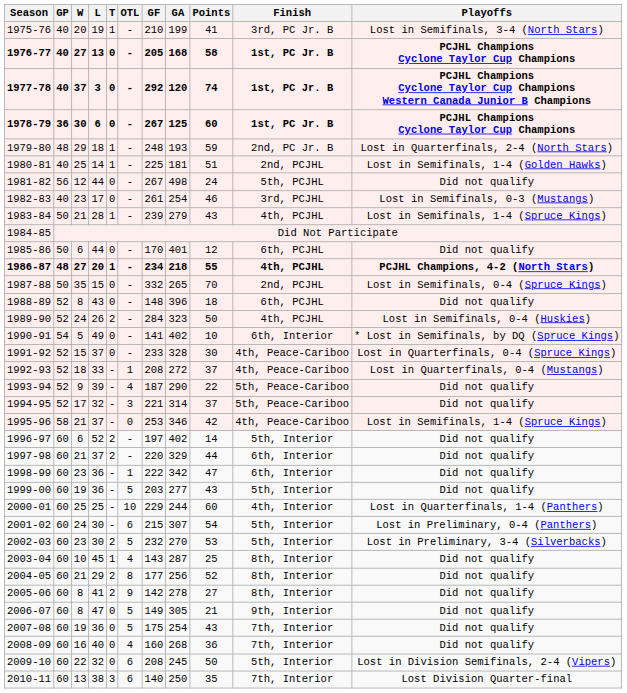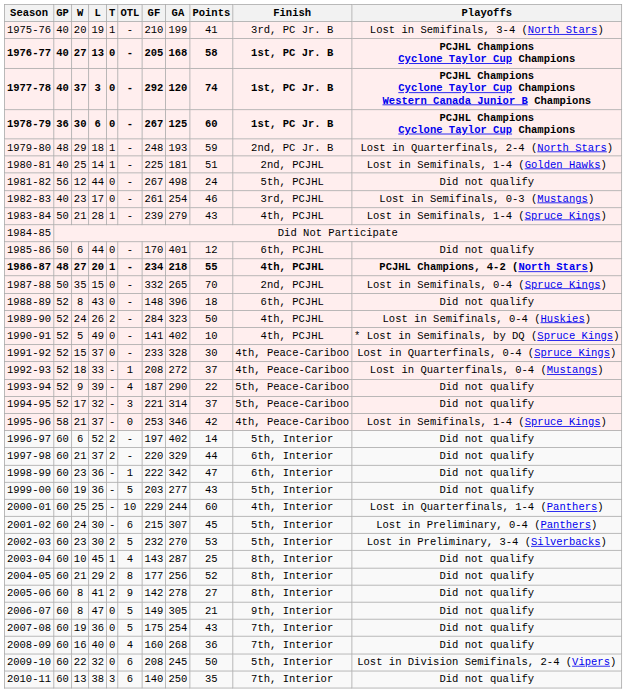(62, 336) 54 -> (62, 336) 52
(292, 336) 6th, Interior -> (292, 336) 4th, PCJHL
(211, 525) 54 -> (211, 525) 45
(487, 679) Lost Division Quarter-final -> (487, 679) Did not qualify
